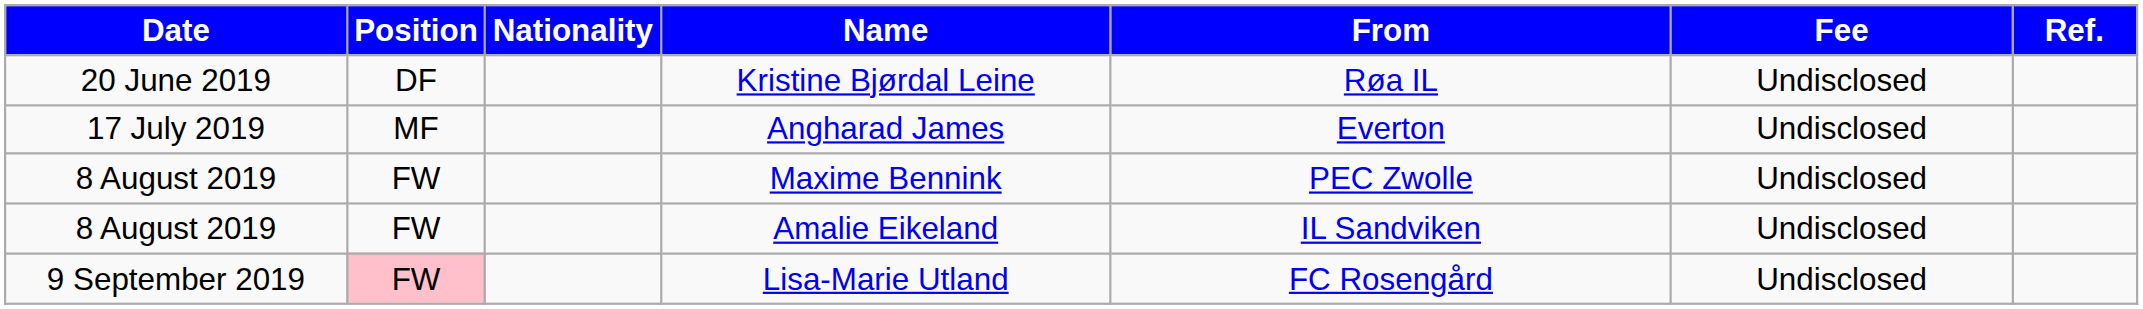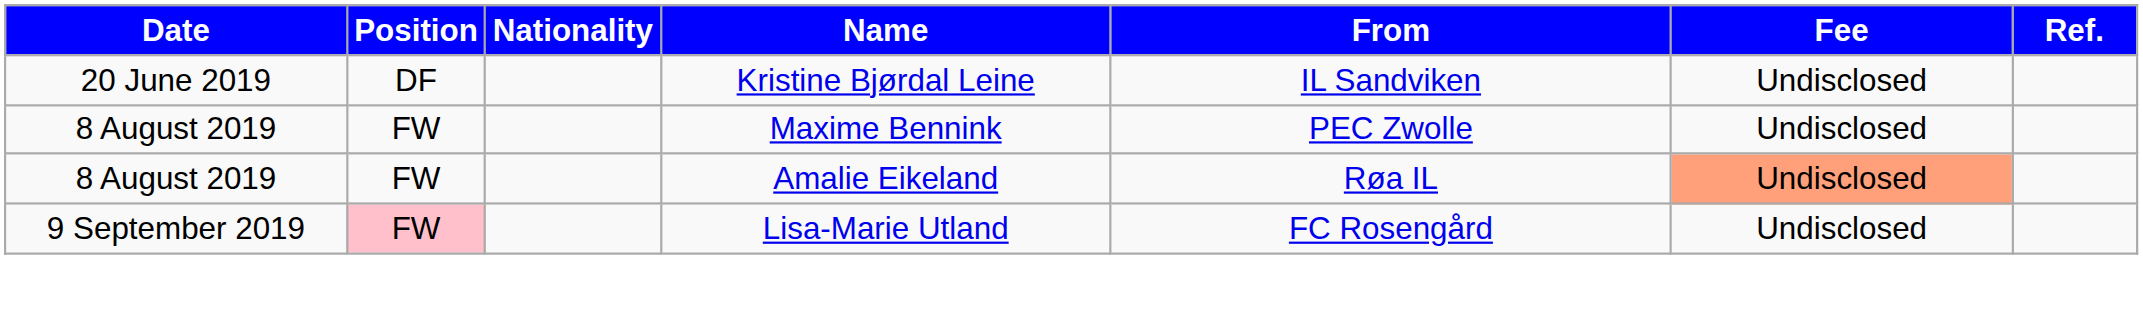(1391, 80) Røa IL -> (1391, 80) IL Sandviken
- row: (886, 129)
(1391, 229) IL Sandviken -> (1391, 179) Røa IL
(1842, 229) no background -> (1842, 179) lightsalmon background
